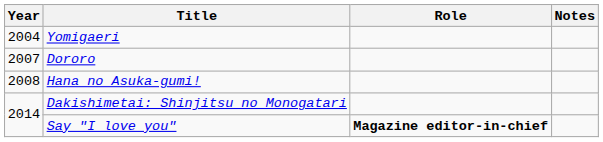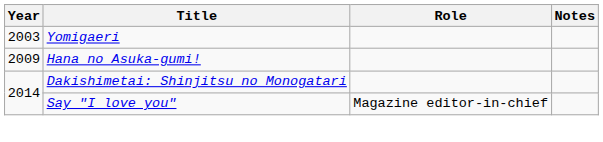(24, 38) 2004 -> (24, 38) 2003
- row: (71, 60)
(24, 82) 2008 -> (24, 60) 2009
(451, 126) bold -> (451, 104) normal
